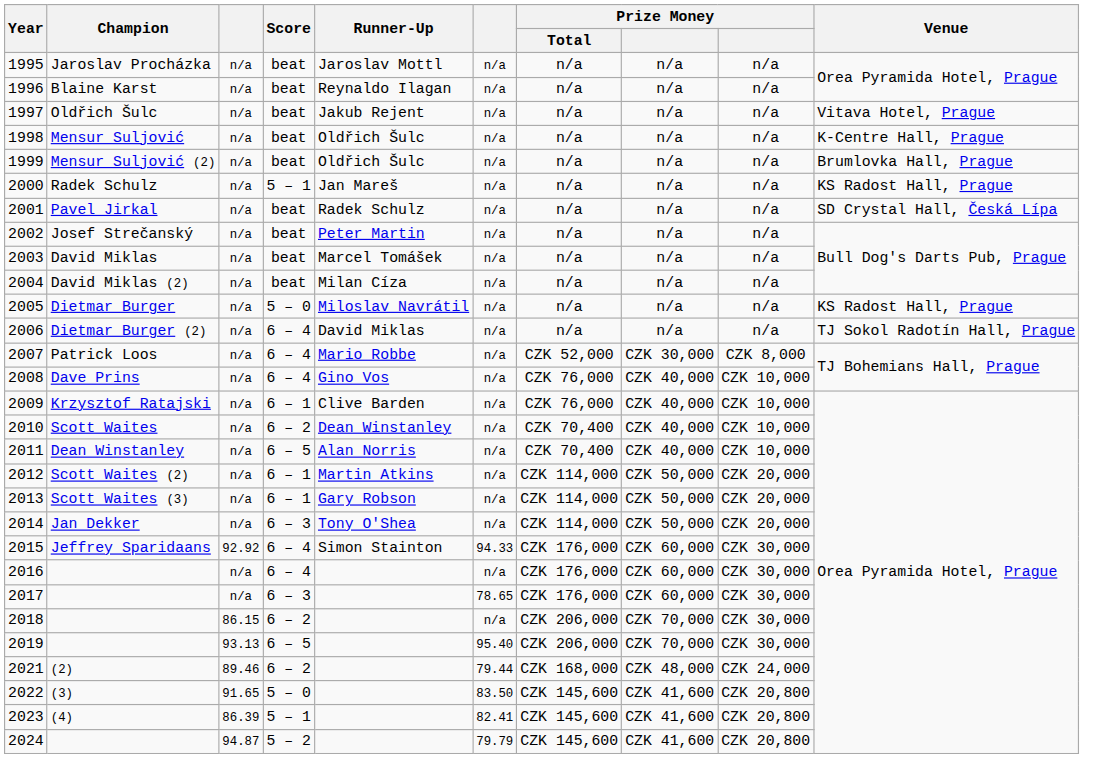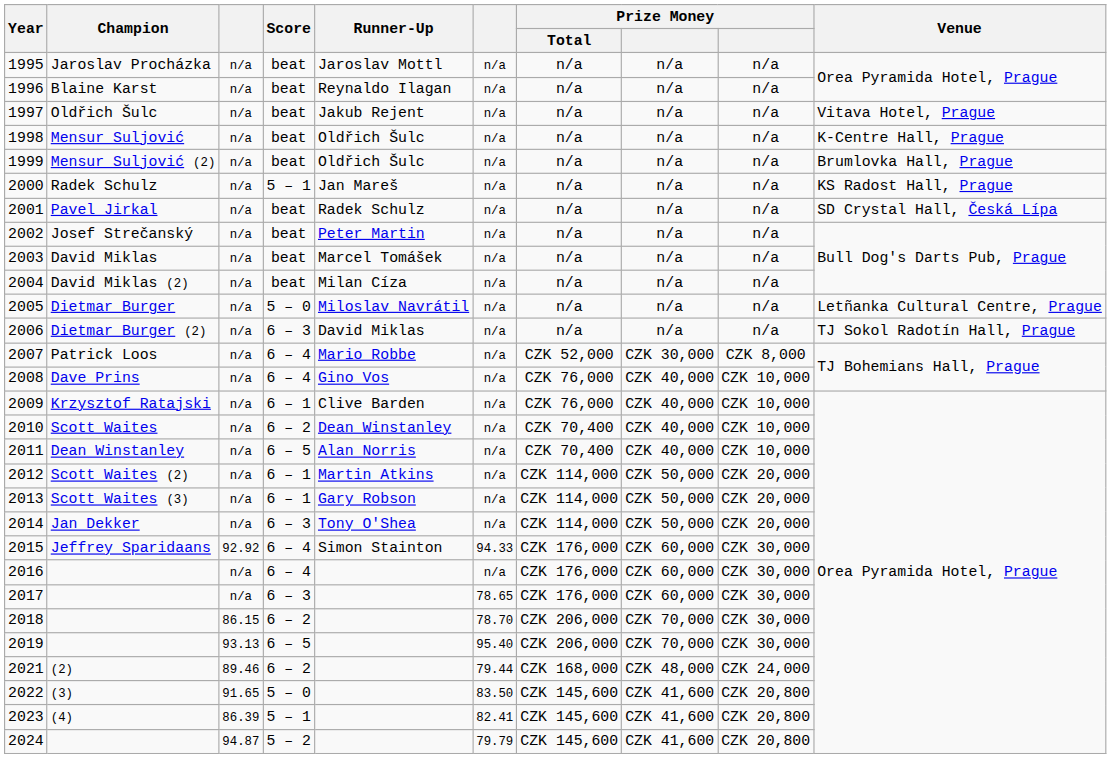(915, 306) KS Radost Hall, Prague -> (960, 306) Letñanka Cultural Centre, Prague
(289, 331) 6 – 4 -> (289, 331) 6 – 3
(495, 621) n/a -> (495, 621) 78.70
